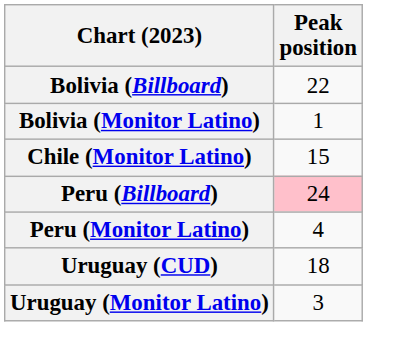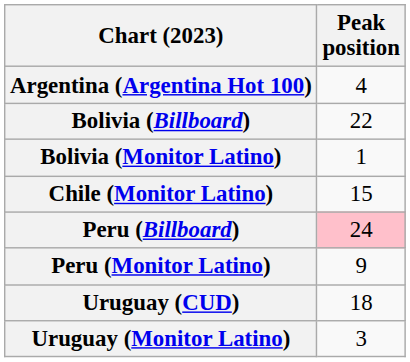+ row: (161, 84)
(318, 229) 4 -> (361, 266) 9
